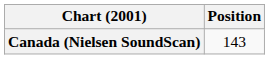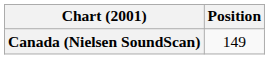(234, 41) 143 -> (234, 41) 149
